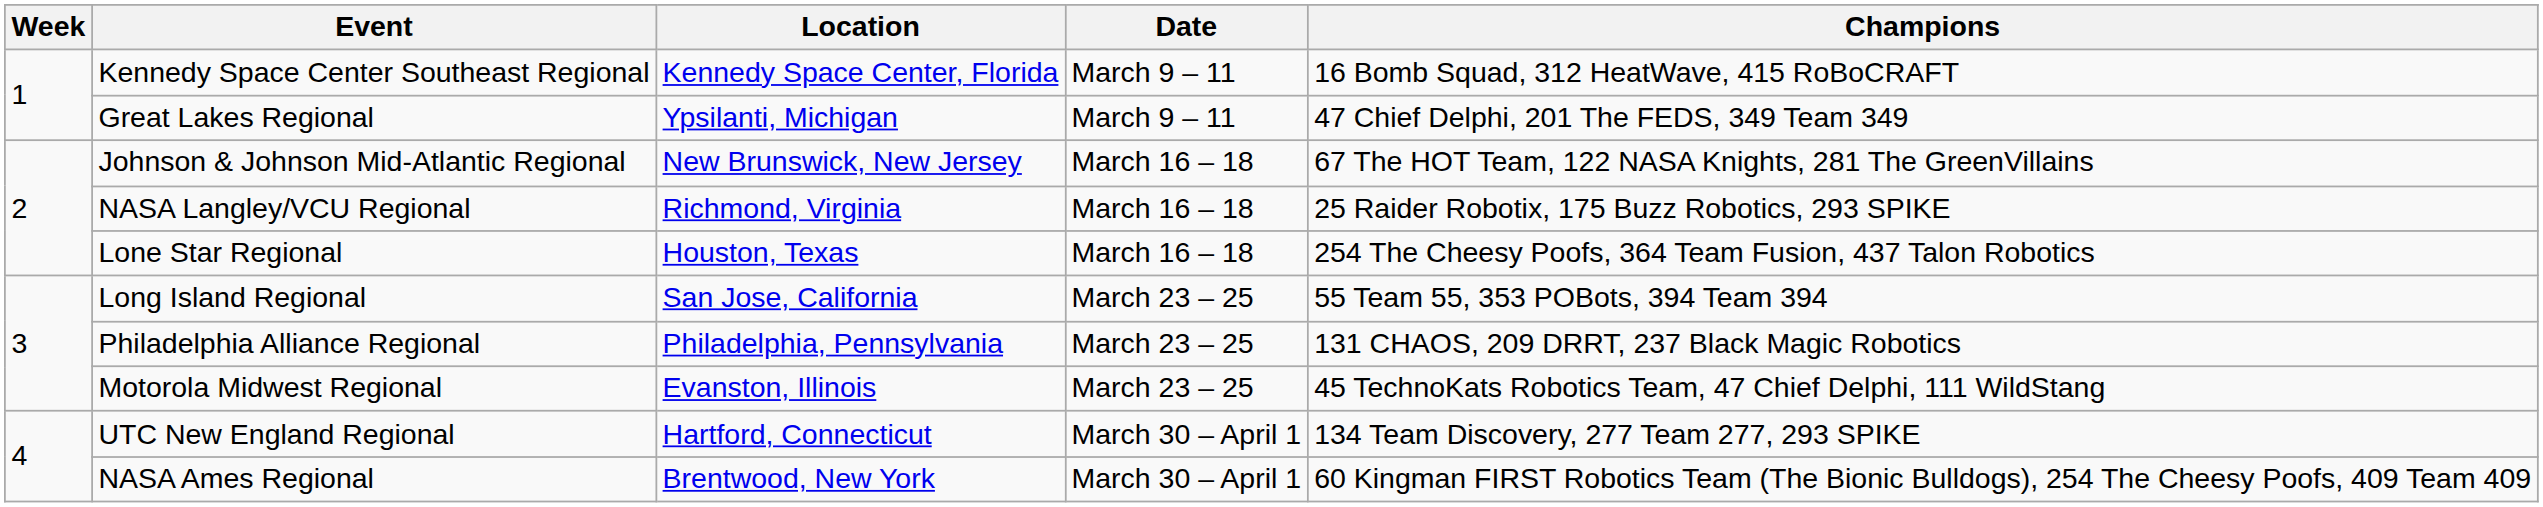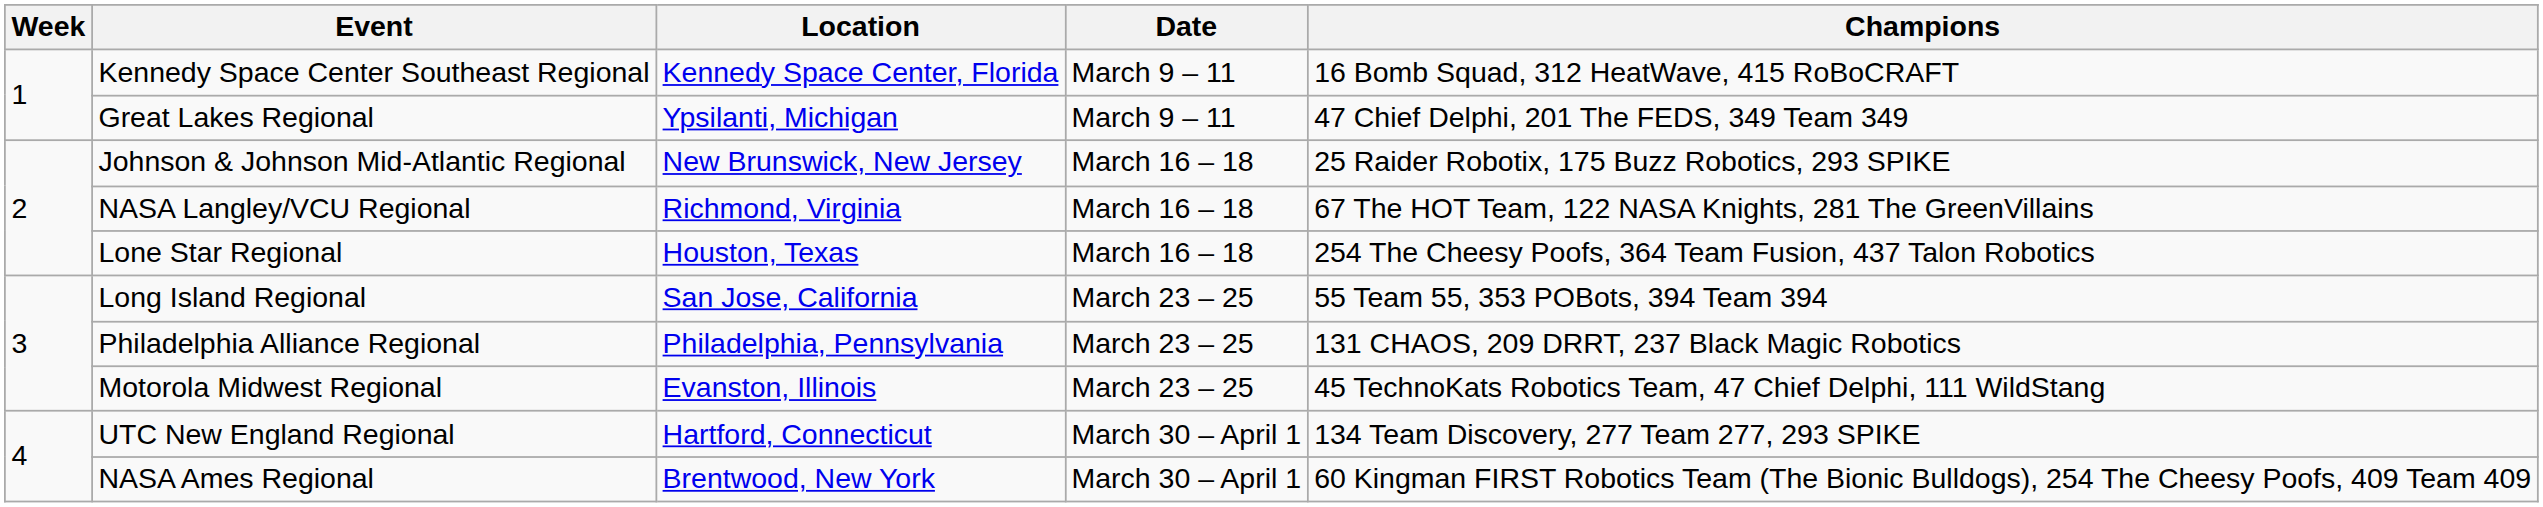(1704, 162) 67 The HOT Team, 122 NASA Knights, 281 The GreenVillains -> (1632, 162) 25 Raider Robotix, 175 Buzz Robotics, 293 SPIKE
(1632, 207) 25 Raider Robotix, 175 Buzz Robotics, 293 SPIKE -> (1704, 207) 67 The HOT Team, 122 NASA Knights, 281 The GreenVillains
